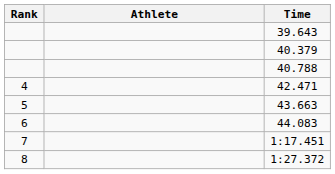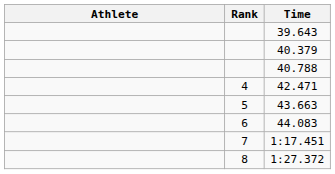columns swapped: (24, 14) <-> (154, 14)
